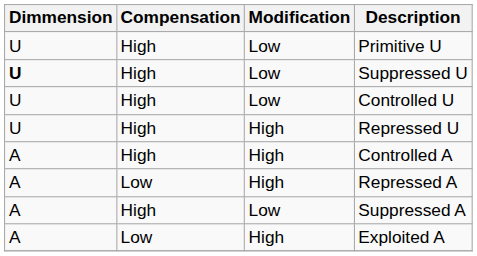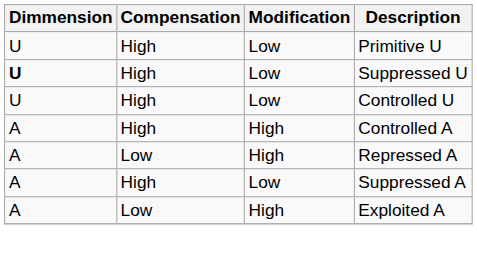- row: (409, 127)
